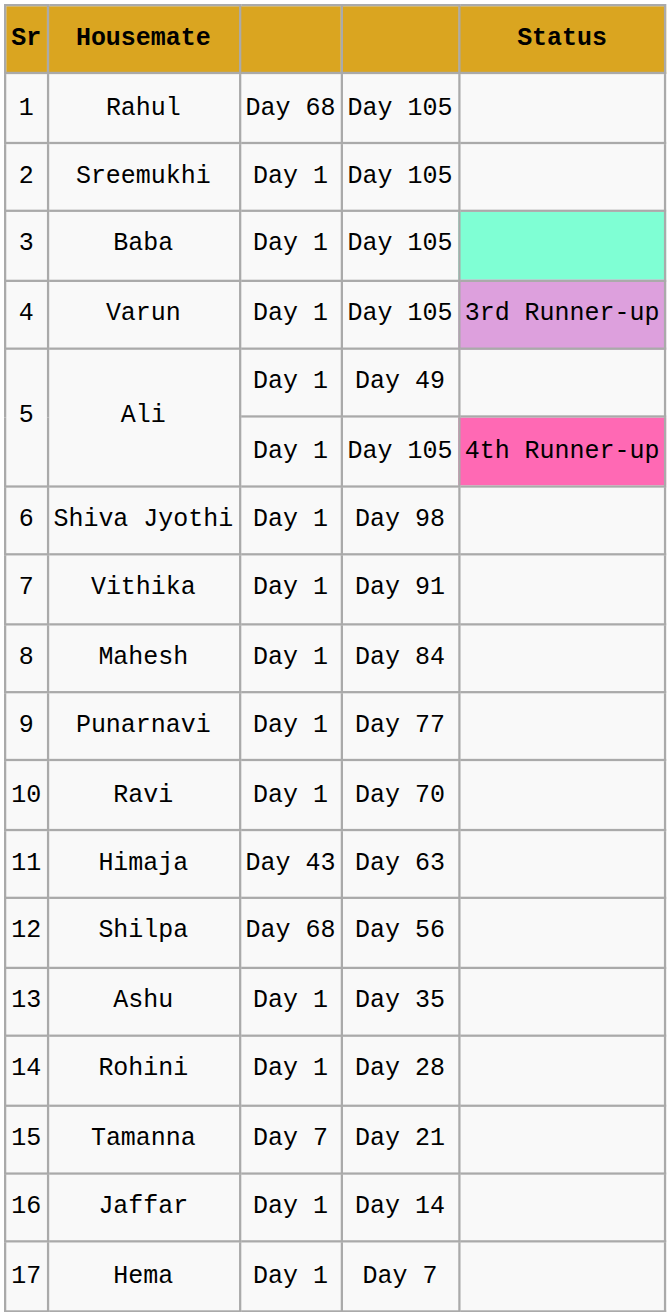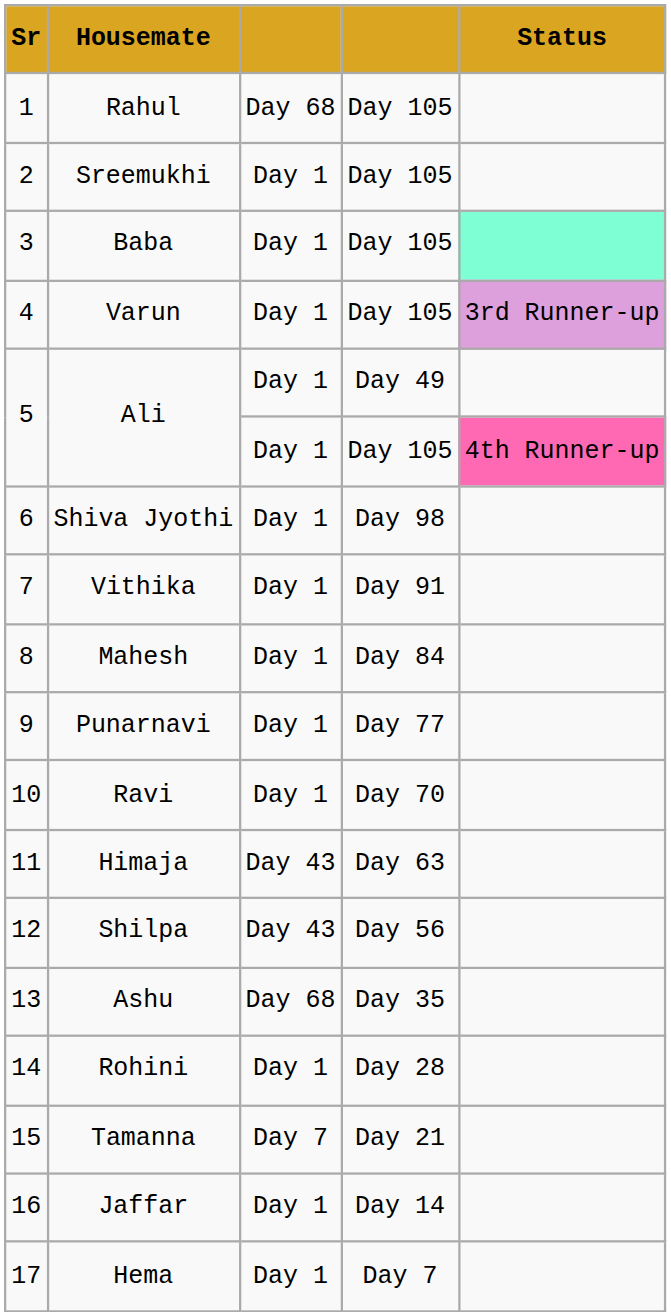(290, 932) Day 68 -> (290, 932) Day 43
(290, 1000) Day 1 -> (290, 1000) Day 68
